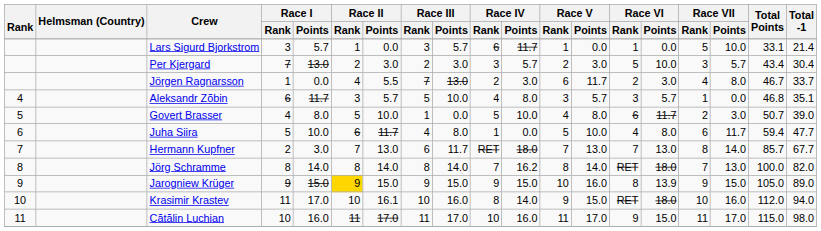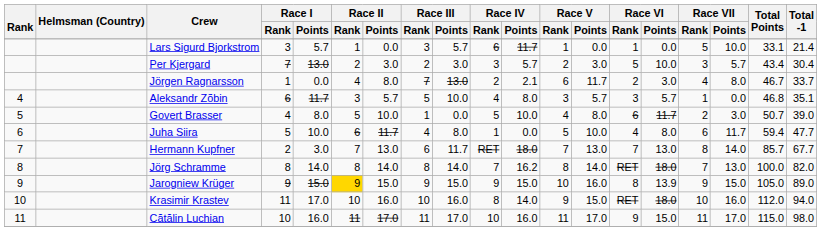(391, 82) 5.5 -> (391, 82) 8.0
(530, 82) 3.0 -> (530, 82) 2.1
(388, 201) 16.1 -> (388, 201) 16.0
